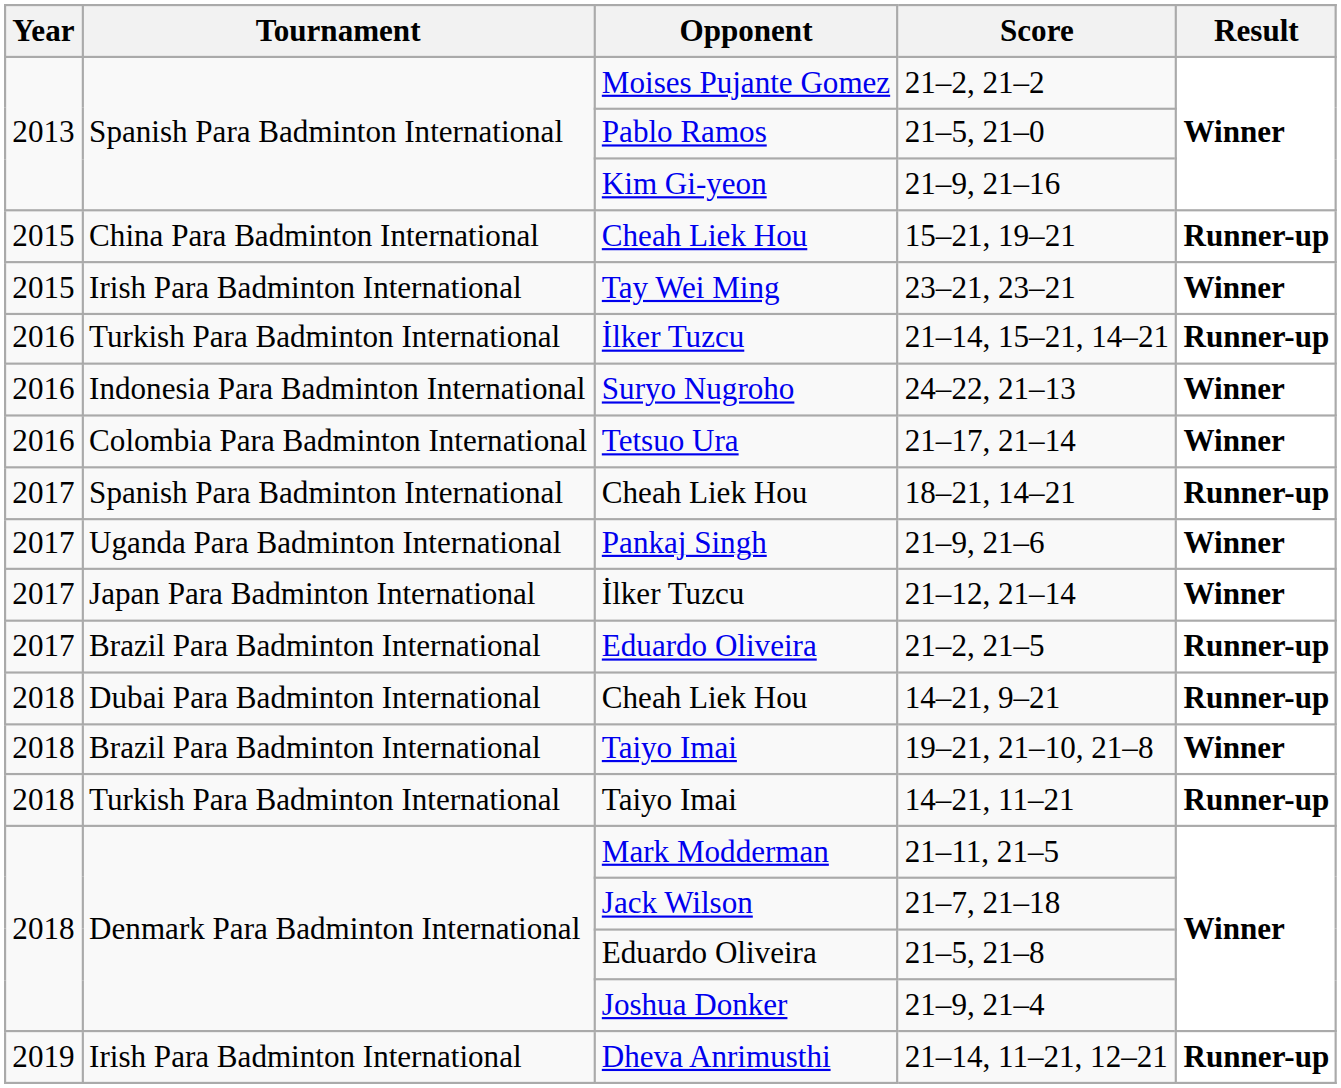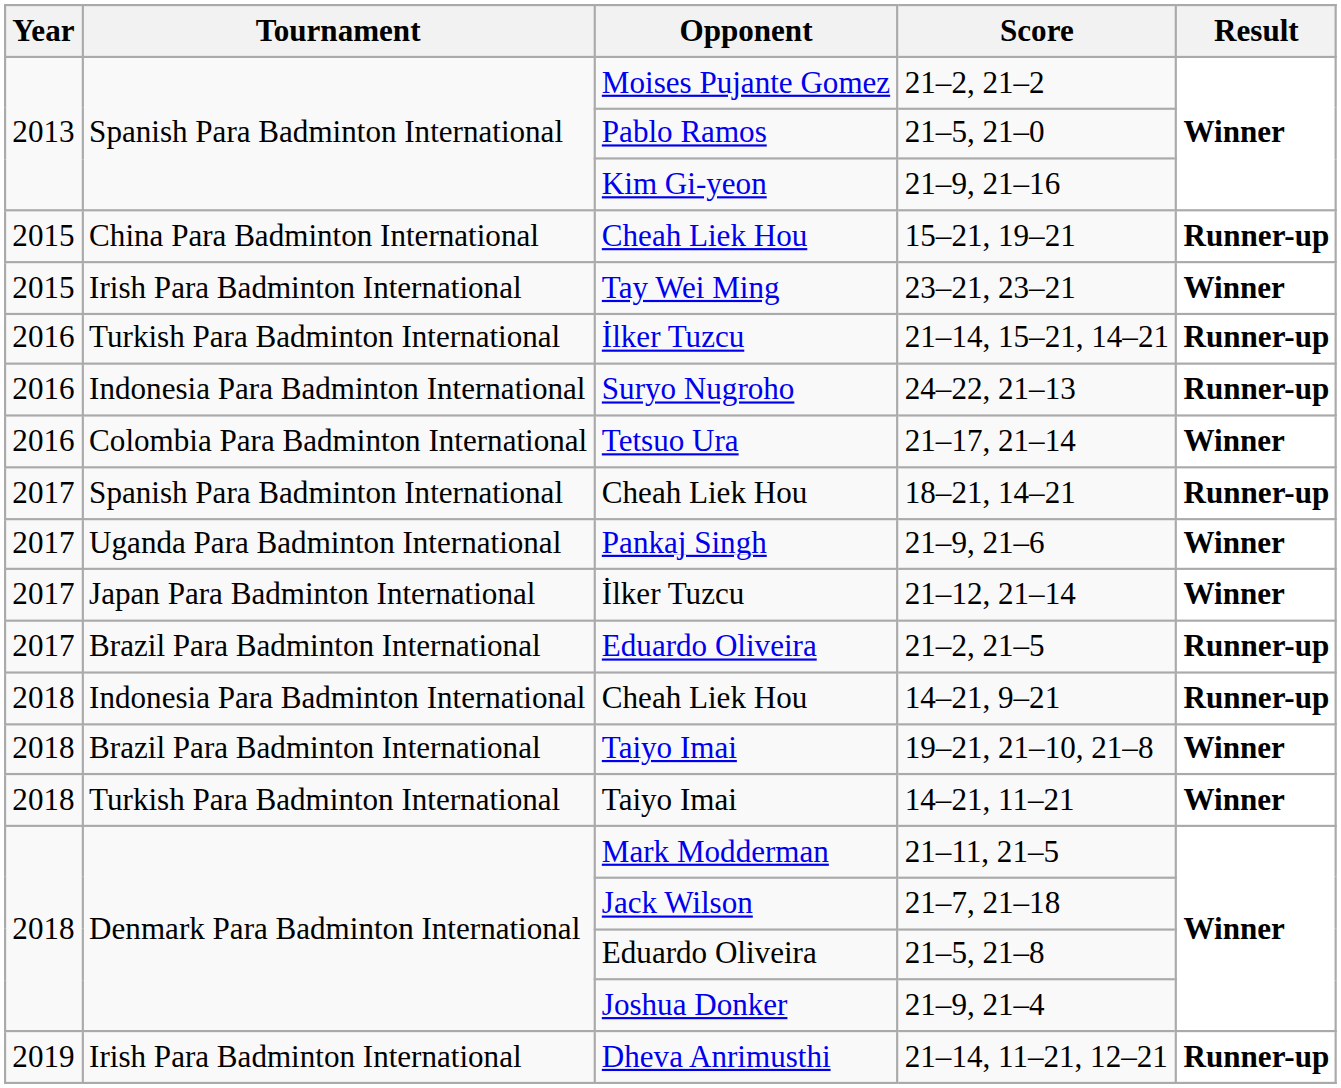(1234, 389) Winner -> (1256, 389) Runner-up
(315, 697) Dubai Para Badminton International -> (337, 697) Indonesia Para Badminton International
(1256, 800) Runner-up -> (1234, 800) Winner
